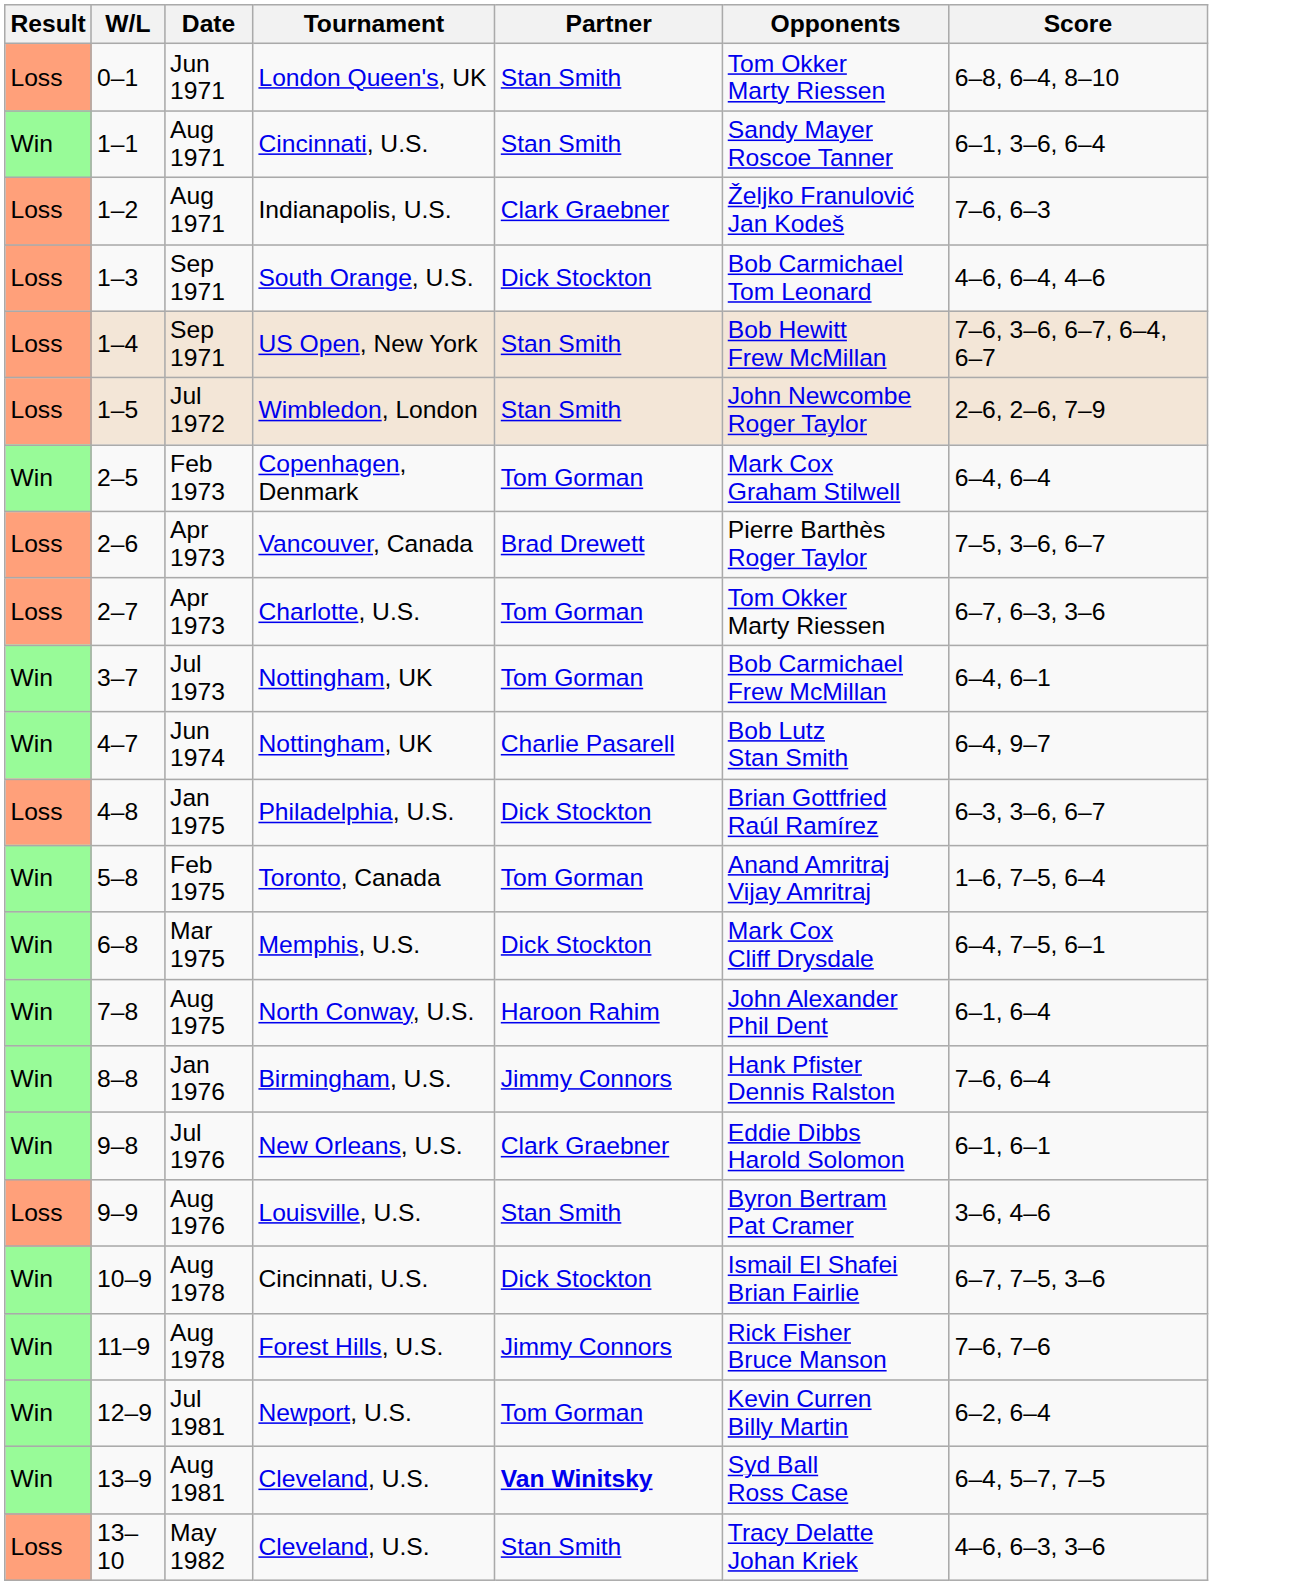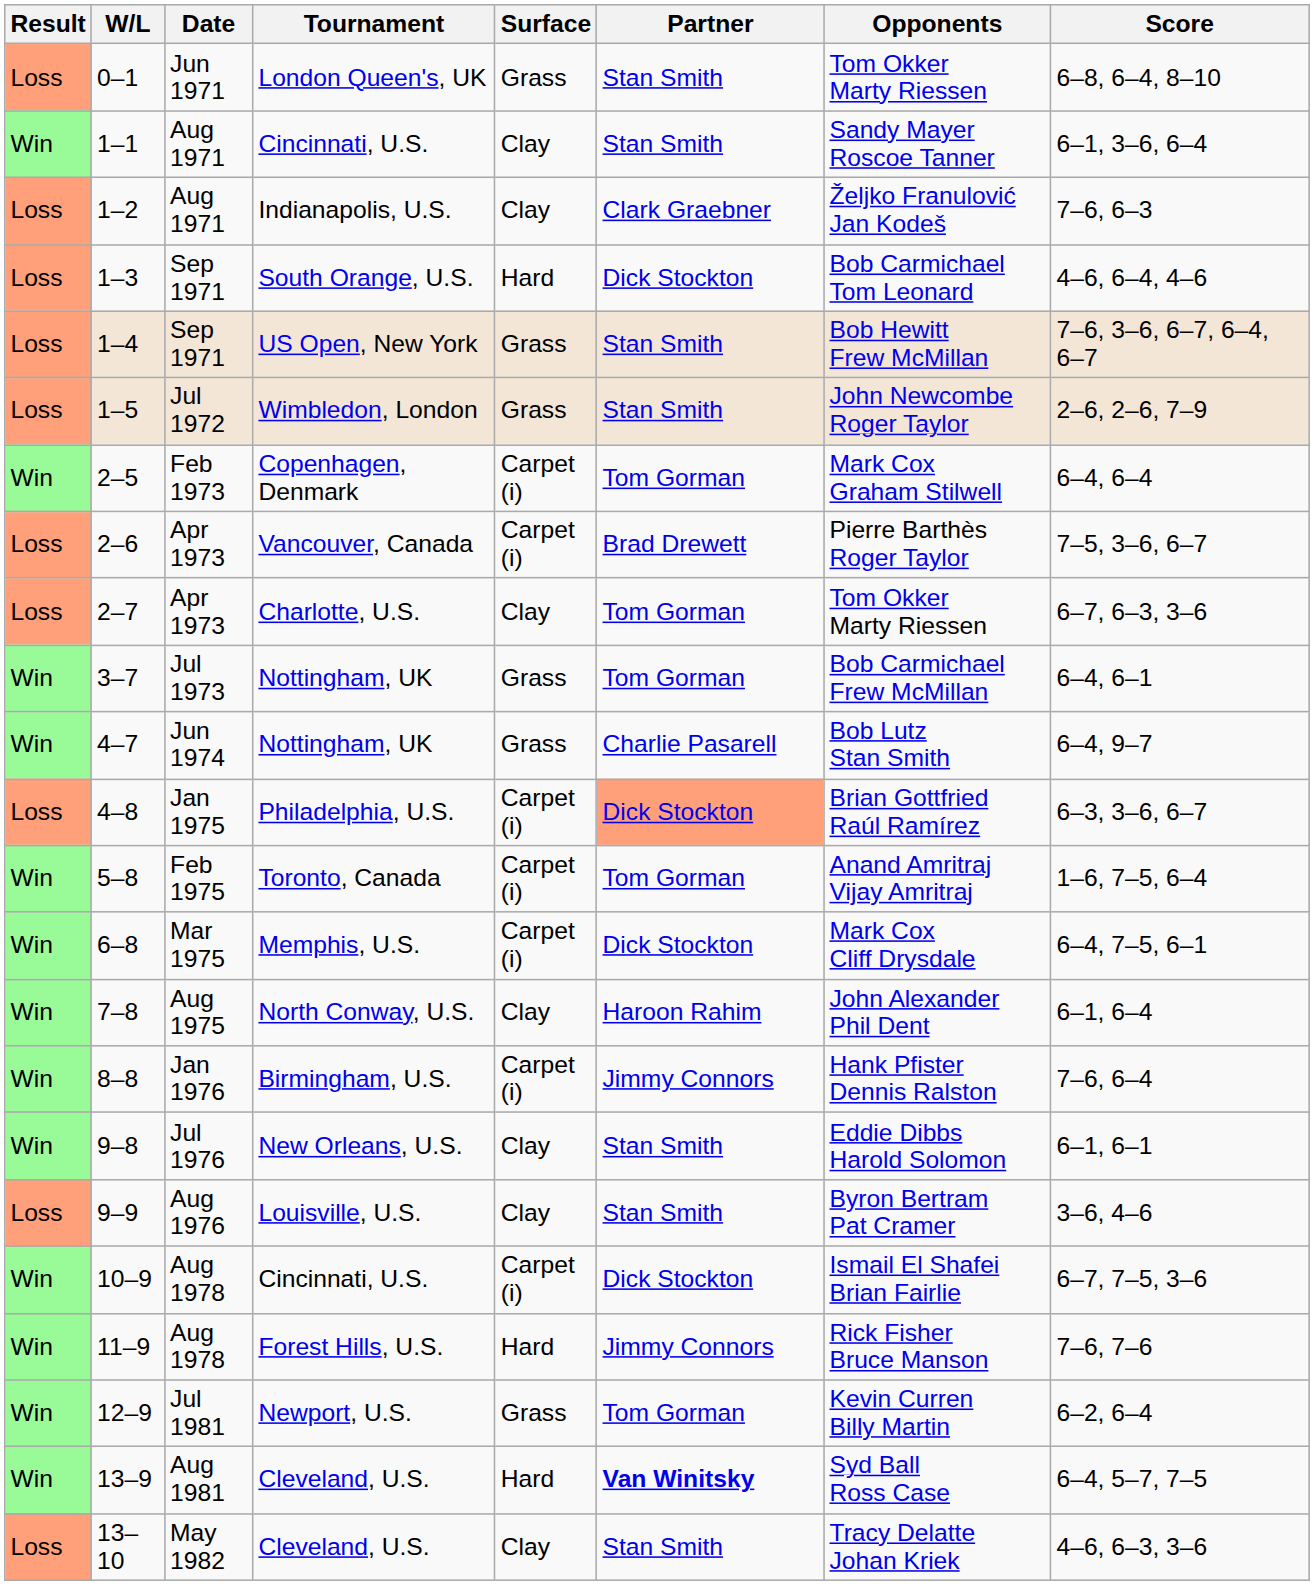+ column: (546, 24)
(576, 811) no background -> (678, 811) lightsalmon background
(585, 1145) Clark Graebner -> (663, 1145) Stan Smith
